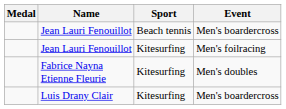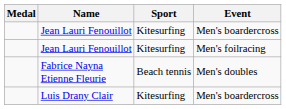(164, 31) Beach tennis -> (161, 31) Kitesurfing
(161, 72) Kitesurfing -> (164, 72) Beach tennis
